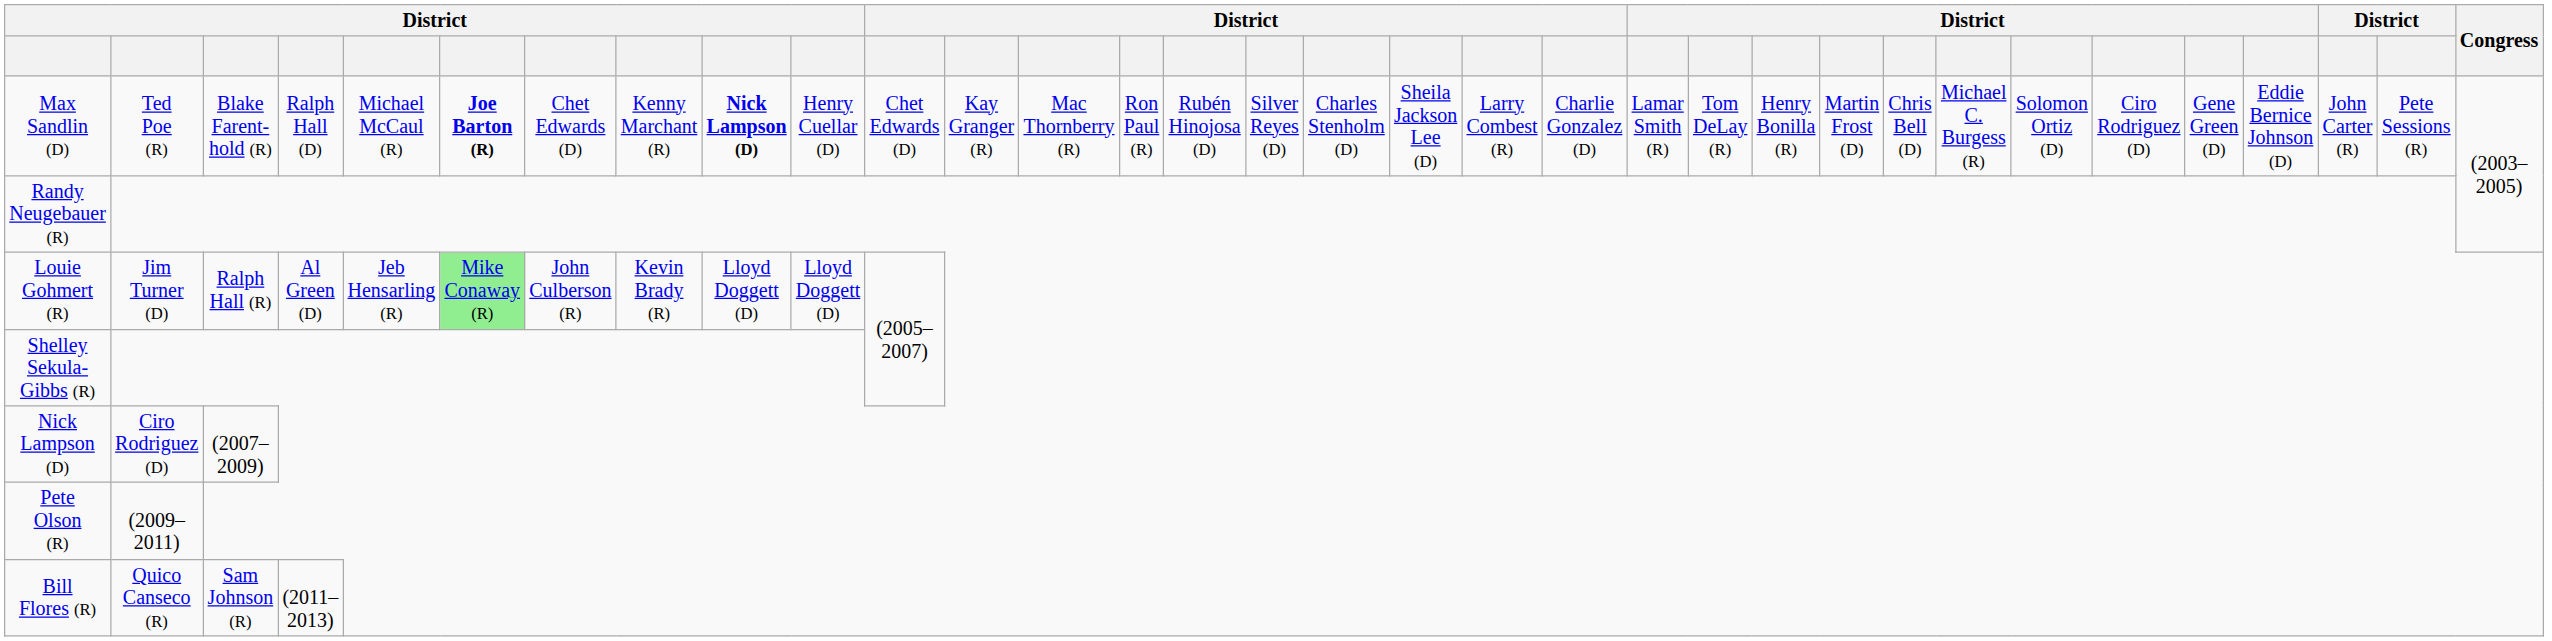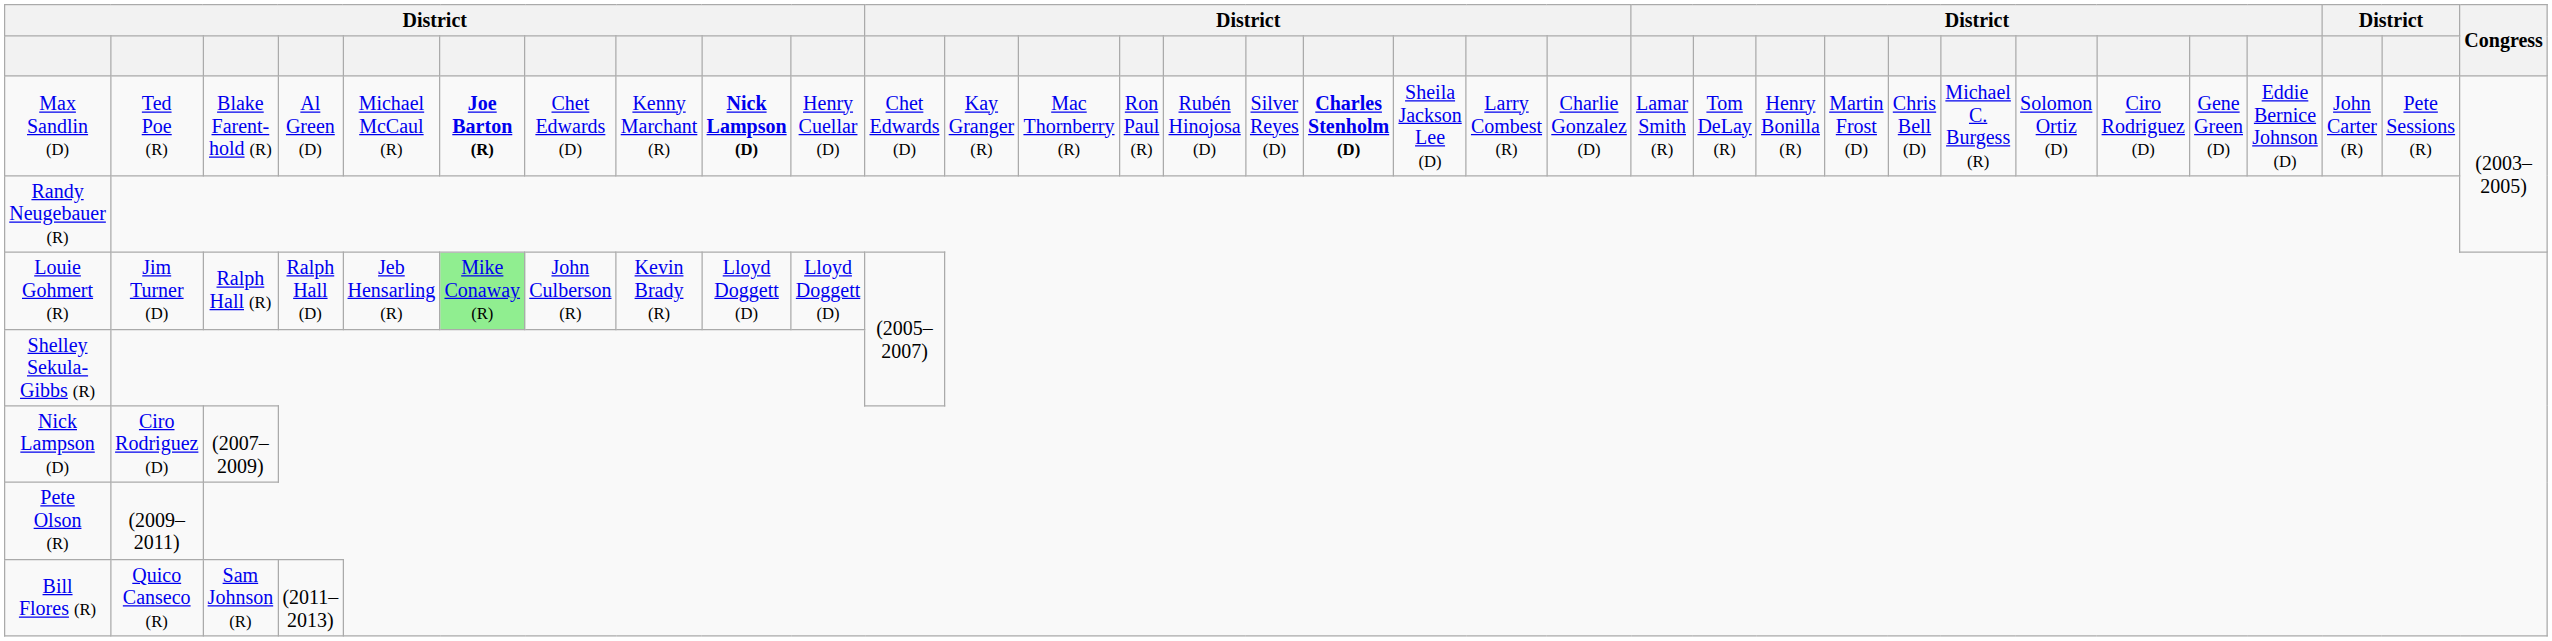(310, 125) Ralph Hall (D) -> (310, 125) Al Green (D)
(1346, 125) normal -> (1349, 125) bold
(310, 290) Al Green (D) -> (310, 290) Ralph Hall (D)
